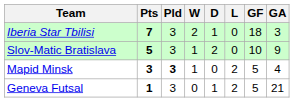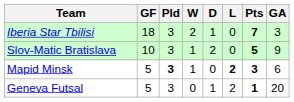columns swapped: (149, 13) <-> (255, 13)
(235, 69) normal -> (233, 69) bold
(278, 69) 4 -> (278, 69) 6
(278, 87) 21 -> (278, 87) 20
